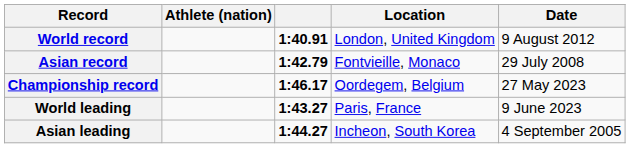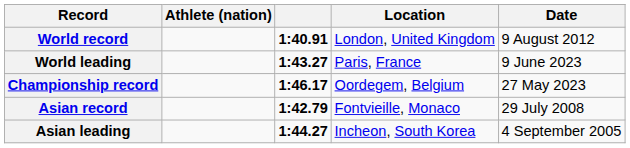rows swapped: (83, 62) <-> (83, 108)
